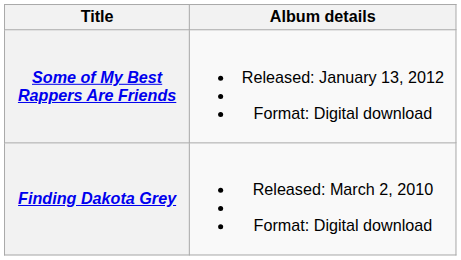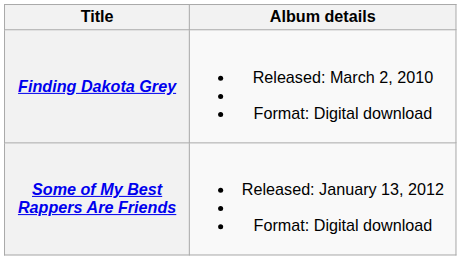rows swapped: (97, 198) <-> (97, 86)
